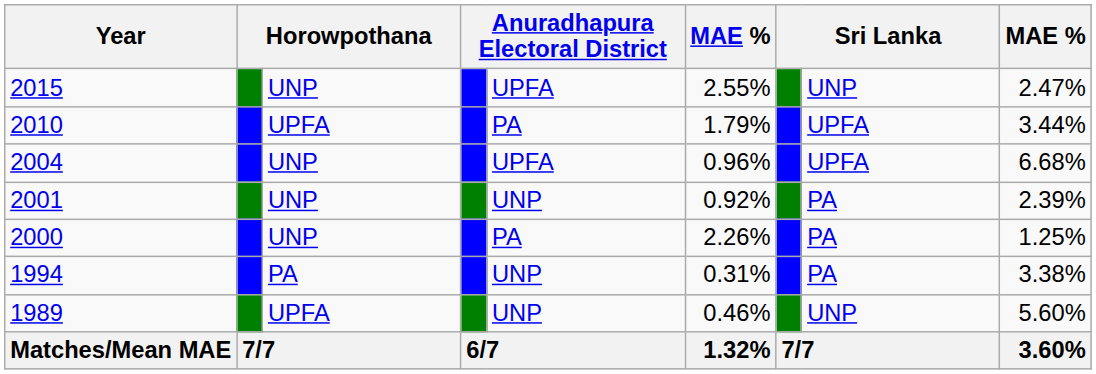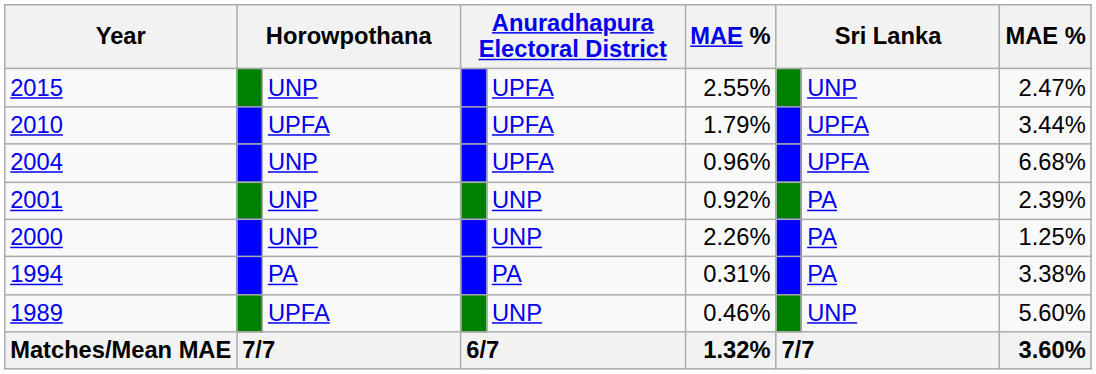(507, 125) PA -> (523, 125) UPFA
(507, 237) PA -> (517, 237) UNP
(517, 275) UNP -> (507, 275) PA
